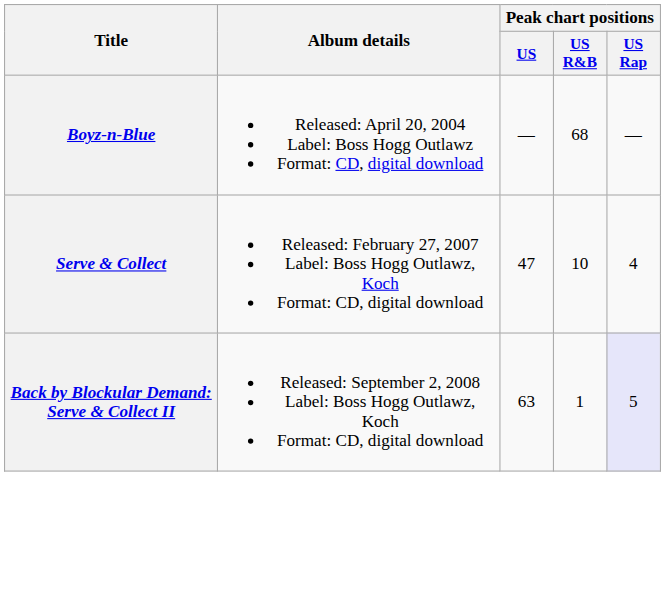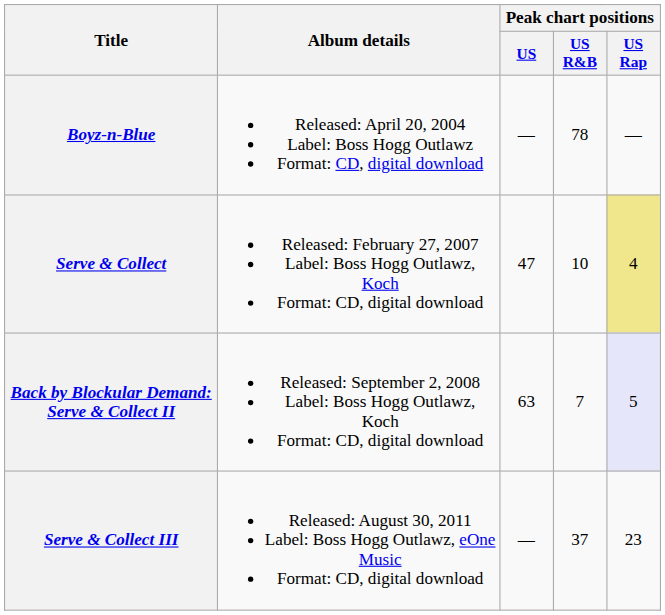(580, 134) 68 -> (580, 134) 78
(633, 263) no background -> (633, 263) khaki background
(580, 402) 1 -> (580, 402) 7
+ row: (111, 540)
